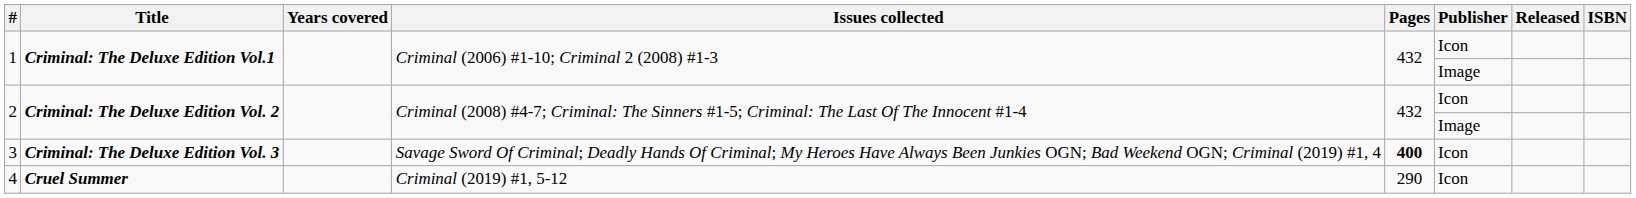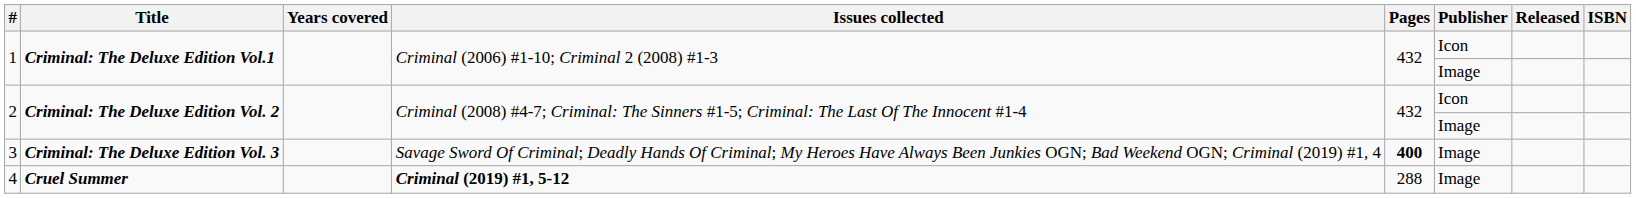(1453, 152) Icon -> (1459, 152) Image
(481, 179) normal -> (482, 179) bold
(1409, 179) 290 -> (1409, 179) 288
(1453, 179) Icon -> (1459, 179) Image
